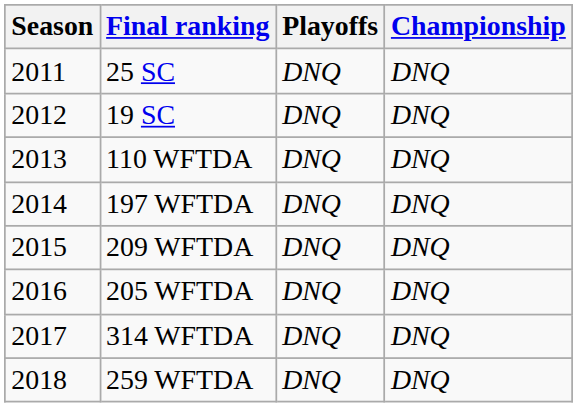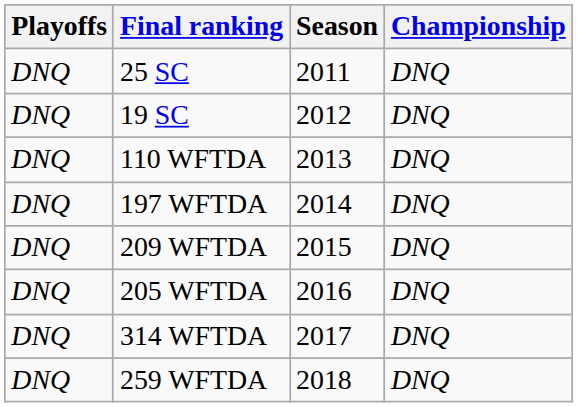columns swapped: (52, 26) <-> (330, 26)
